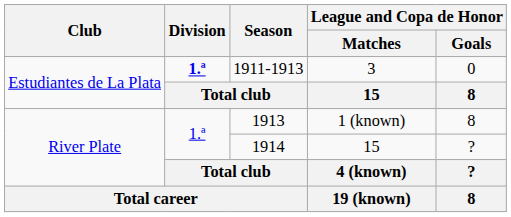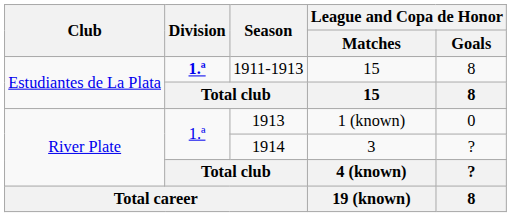(371, 69) 3 -> (371, 69) 15
(471, 69) 0 -> (471, 69) 8
(471, 120) 8 -> (471, 120) 0
(371, 146) 15 -> (371, 146) 3
